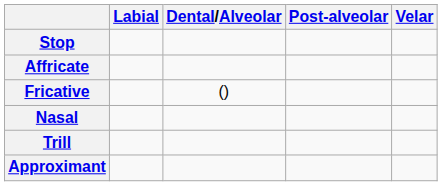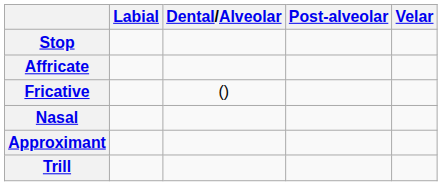rows swapped: (57, 142) <-> (57, 167)
